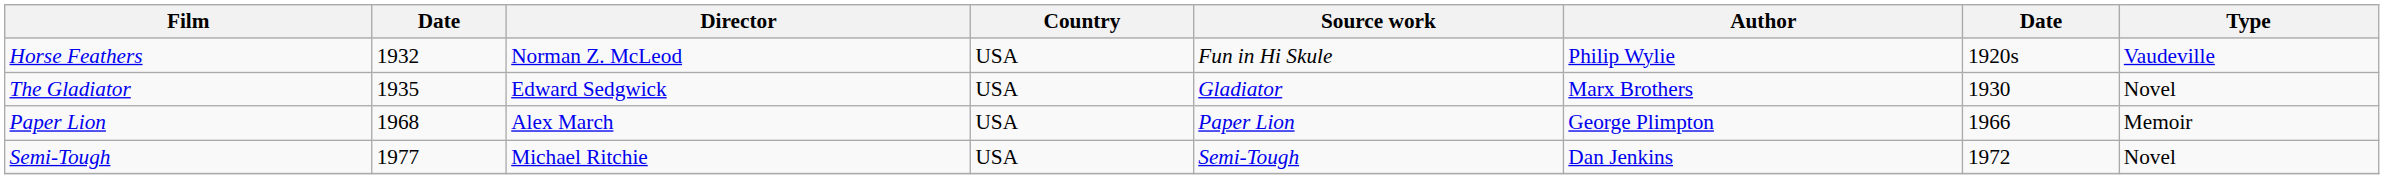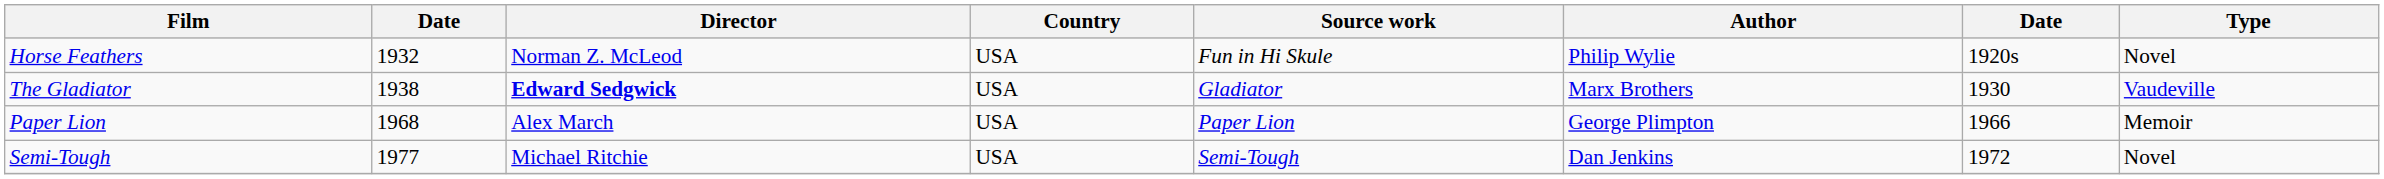(2169, 55) Vaudeville -> (2150, 55) Novel
(398, 88) 1935 -> (398, 88) 1938
(589, 88) normal -> (594, 88) bold
(2150, 88) Novel -> (2169, 88) Vaudeville
